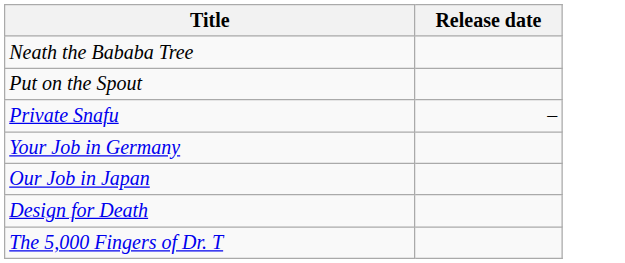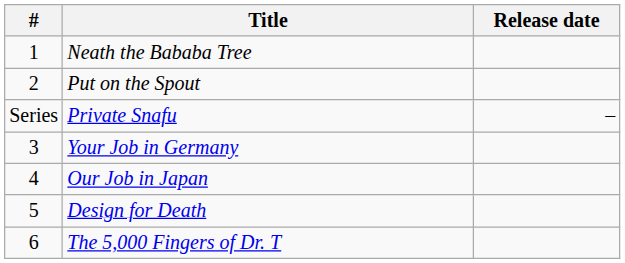+ column: (34, 20)
